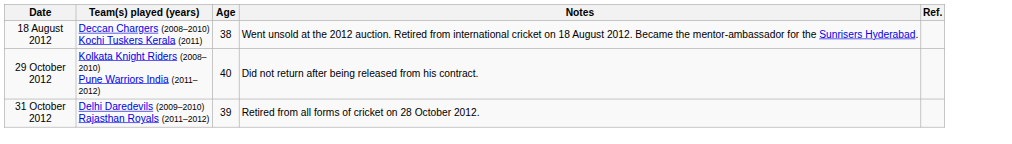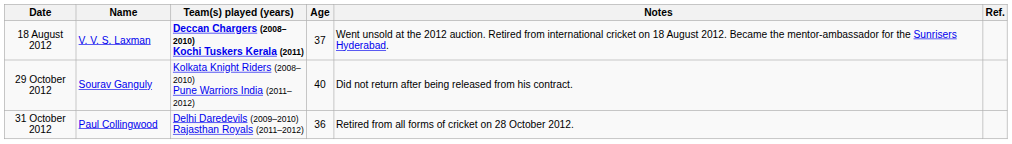+ column: (123, 12)
(144, 34) normal -> (238, 40) bold
(226, 34) 38 -> (320, 40) 37
(226, 113) 39 -> (320, 124) 36
